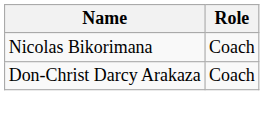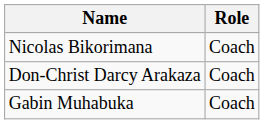+ row: (71, 103)
